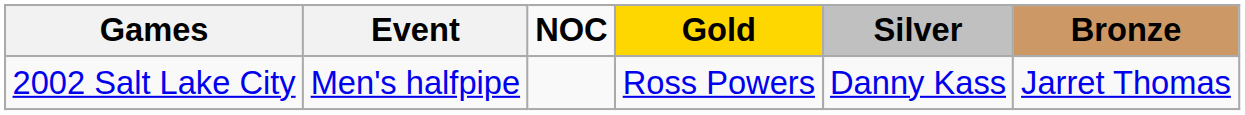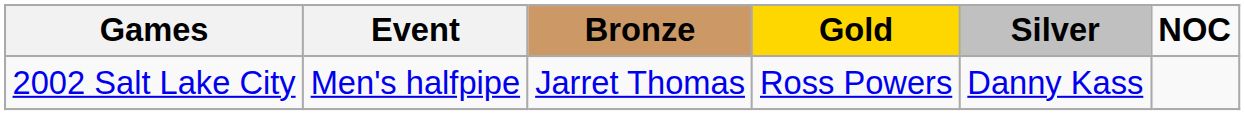columns swapped: (571, 30) <-> (1126, 30)
